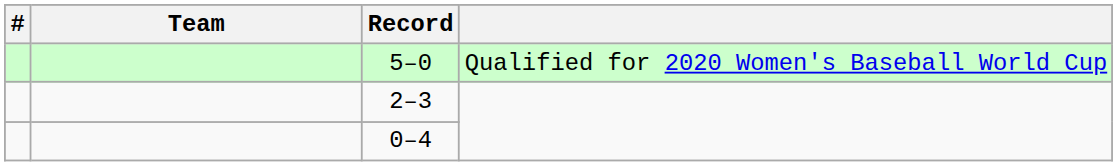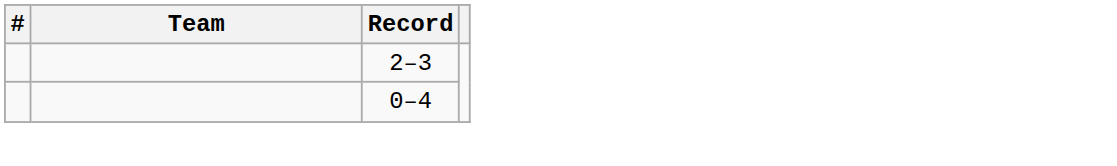- row: (411, 63)
